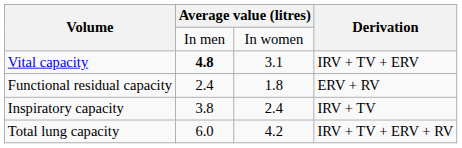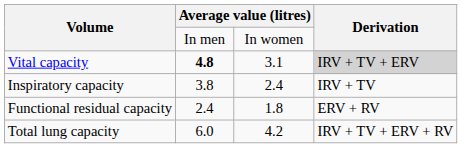(368, 62) no background -> (368, 62) lightgrey background
rows swapped: (66, 108) <-> (90, 85)
